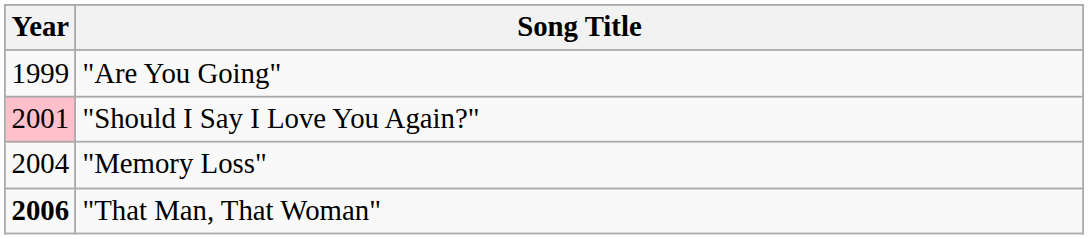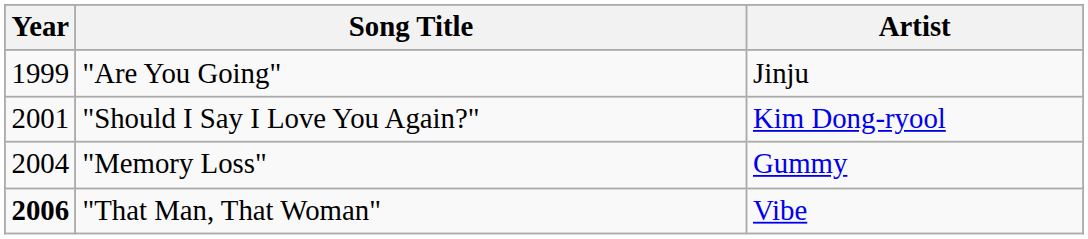+ column: (915, 27)
(40, 118) pink background -> (40, 118) no background
